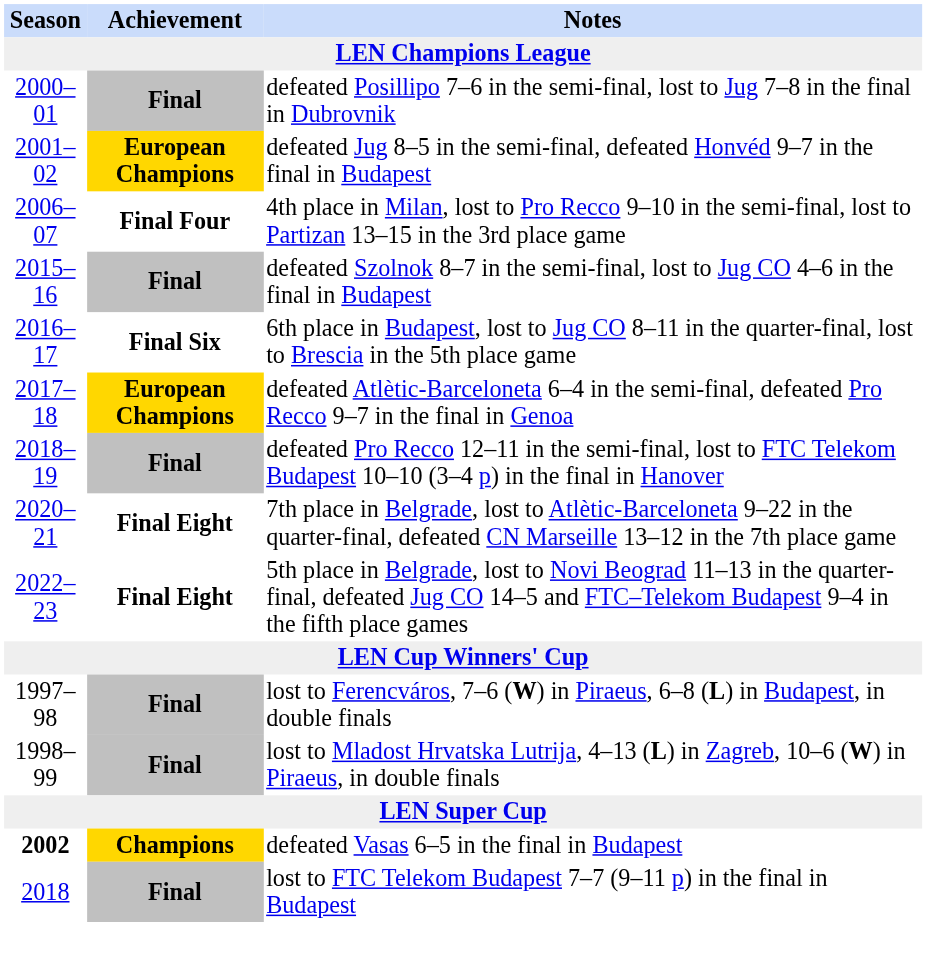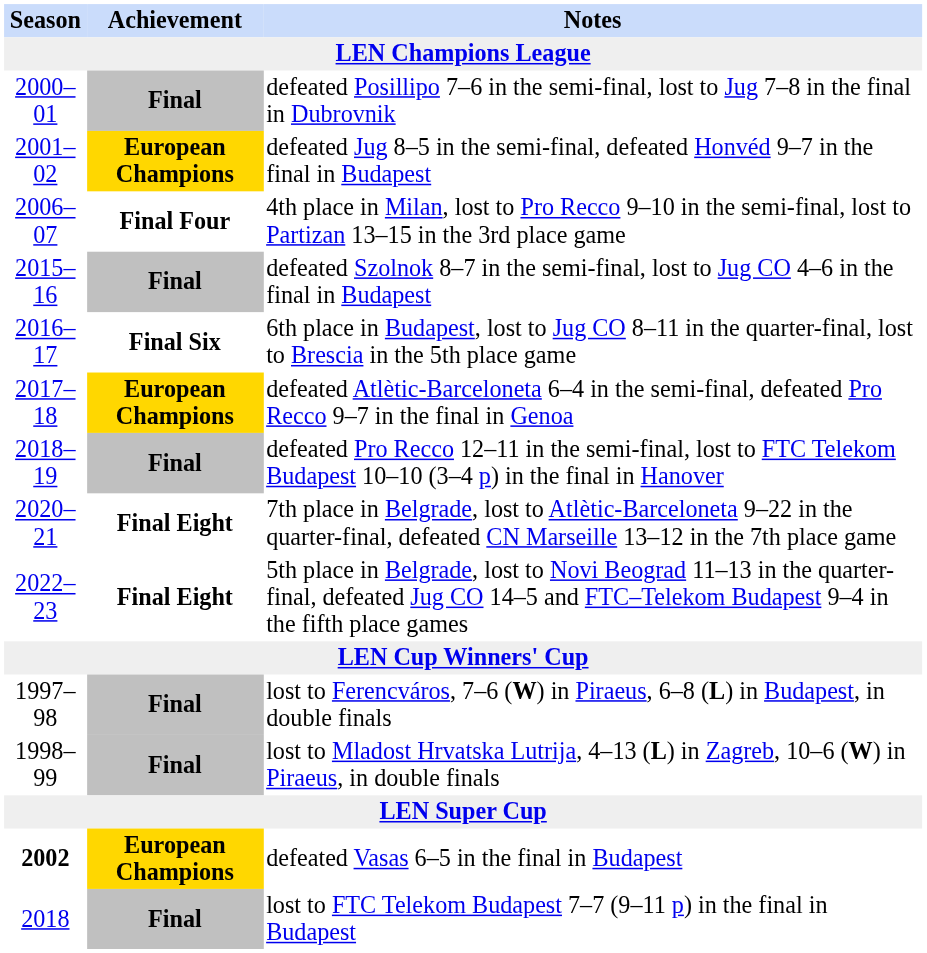(175, 844) Champions -> (175, 858) European Champions
